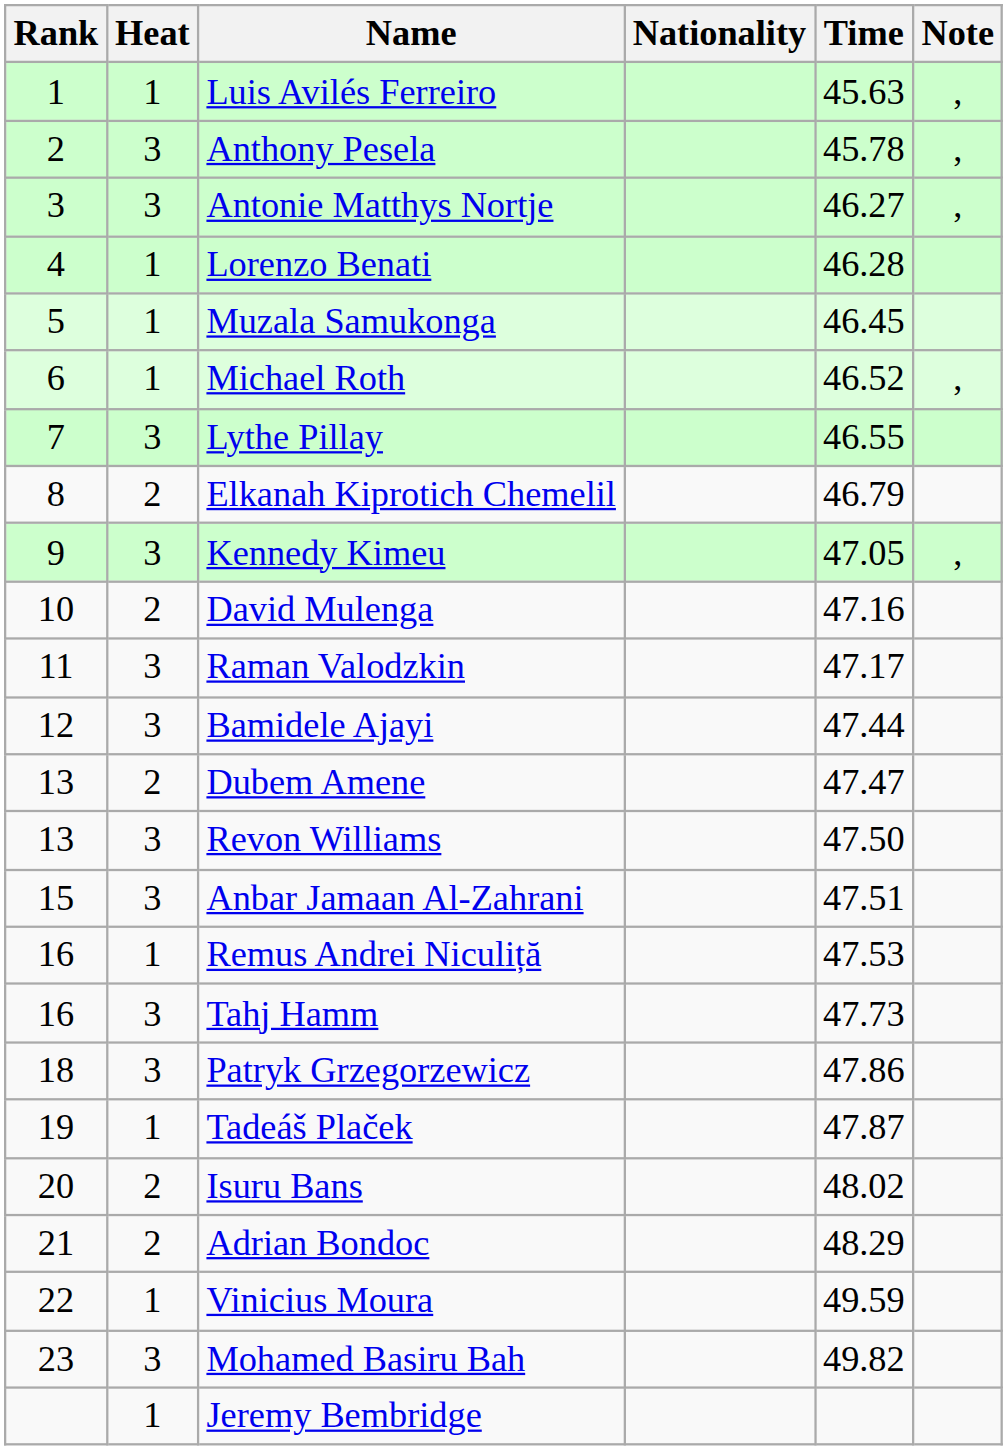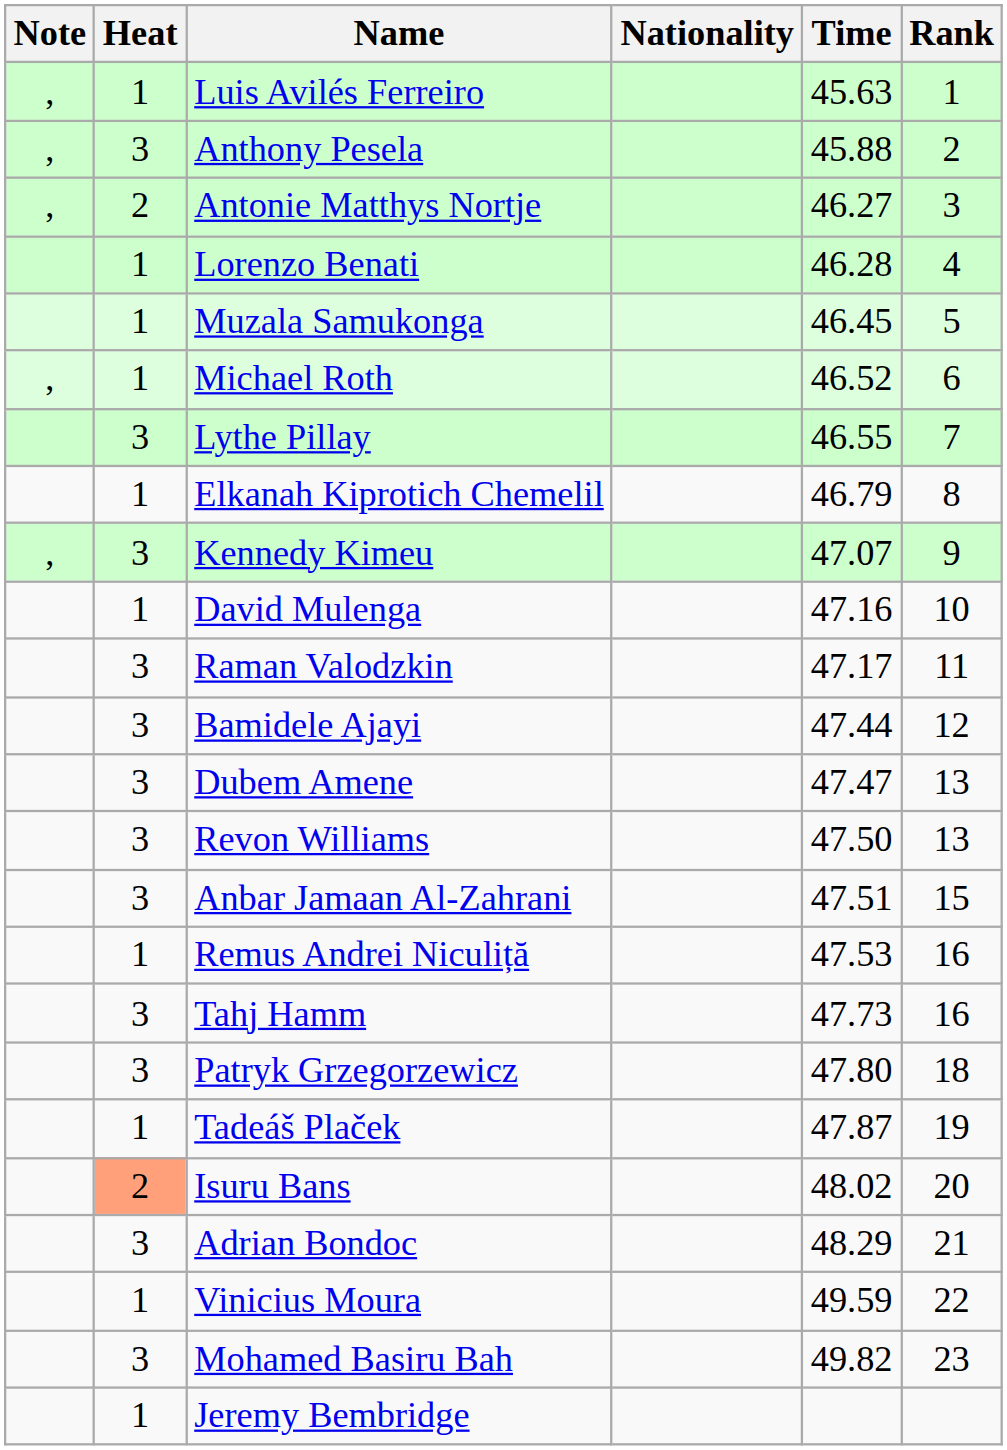columns swapped: (56, 33) <-> (958, 33)
(864, 148) 45.78 -> (852, 148) 45.88
(152, 206) 3 -> (140, 206) 2
(152, 494) 2 -> (140, 494) 1
(864, 551) 47.05 -> (852, 551) 47.07
(152, 609) 2 -> (140, 609) 1
(152, 782) 2 -> (140, 782) 3
(864, 1070) 47.86 -> (852, 1070) 47.80
(152, 1185) no background -> (140, 1185) lightsalmon background
(152, 1242) 2 -> (140, 1242) 3
